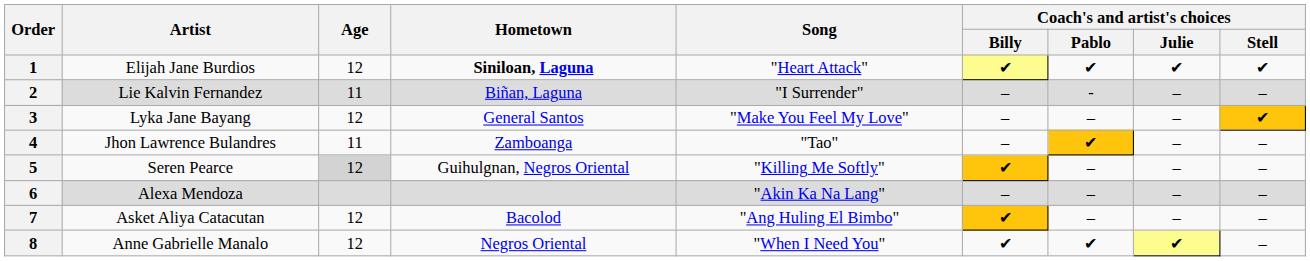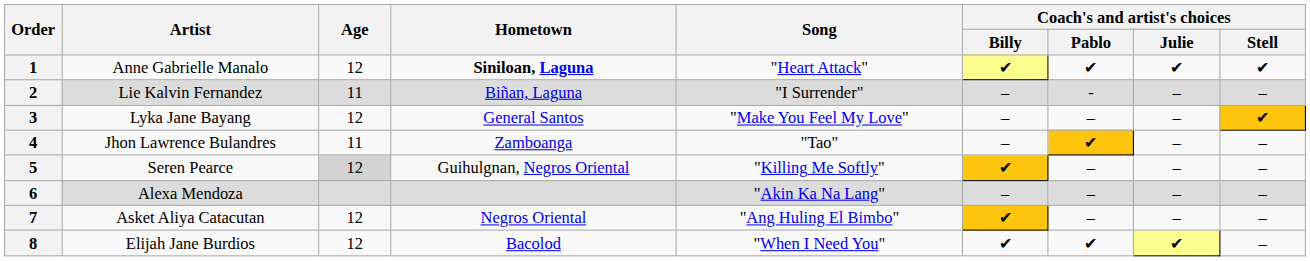(190, 67) Elijah Jane Burdios -> (190, 67) Anne Gabrielle Manalo
(533, 218) Bacolod -> (533, 218) Negros Oriental
(190, 243) Anne Gabrielle Manalo -> (190, 243) Elijah Jane Burdios
(533, 243) Negros Oriental -> (533, 243) Bacolod
